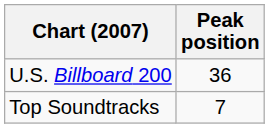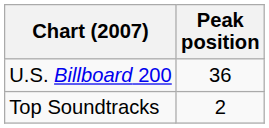(220, 107) 7 -> (220, 107) 2
